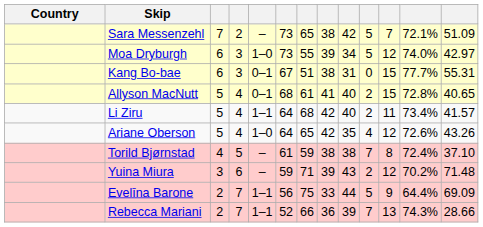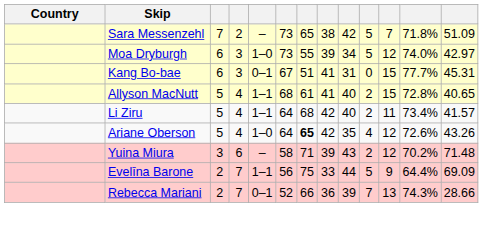(420, 34) 72.1% -> (420, 34) 71.8%
(328, 73) 38 -> (328, 73) 41
(459, 73) 55.31 -> (459, 73) 45.31
(262, 93) 0–1 -> (262, 93) 1–1
(307, 133) normal -> (307, 133) bold
- row: (151, 152)
(286, 172) 59 -> (286, 152) 58
(262, 212) 1–1 -> (262, 192) 0–1
